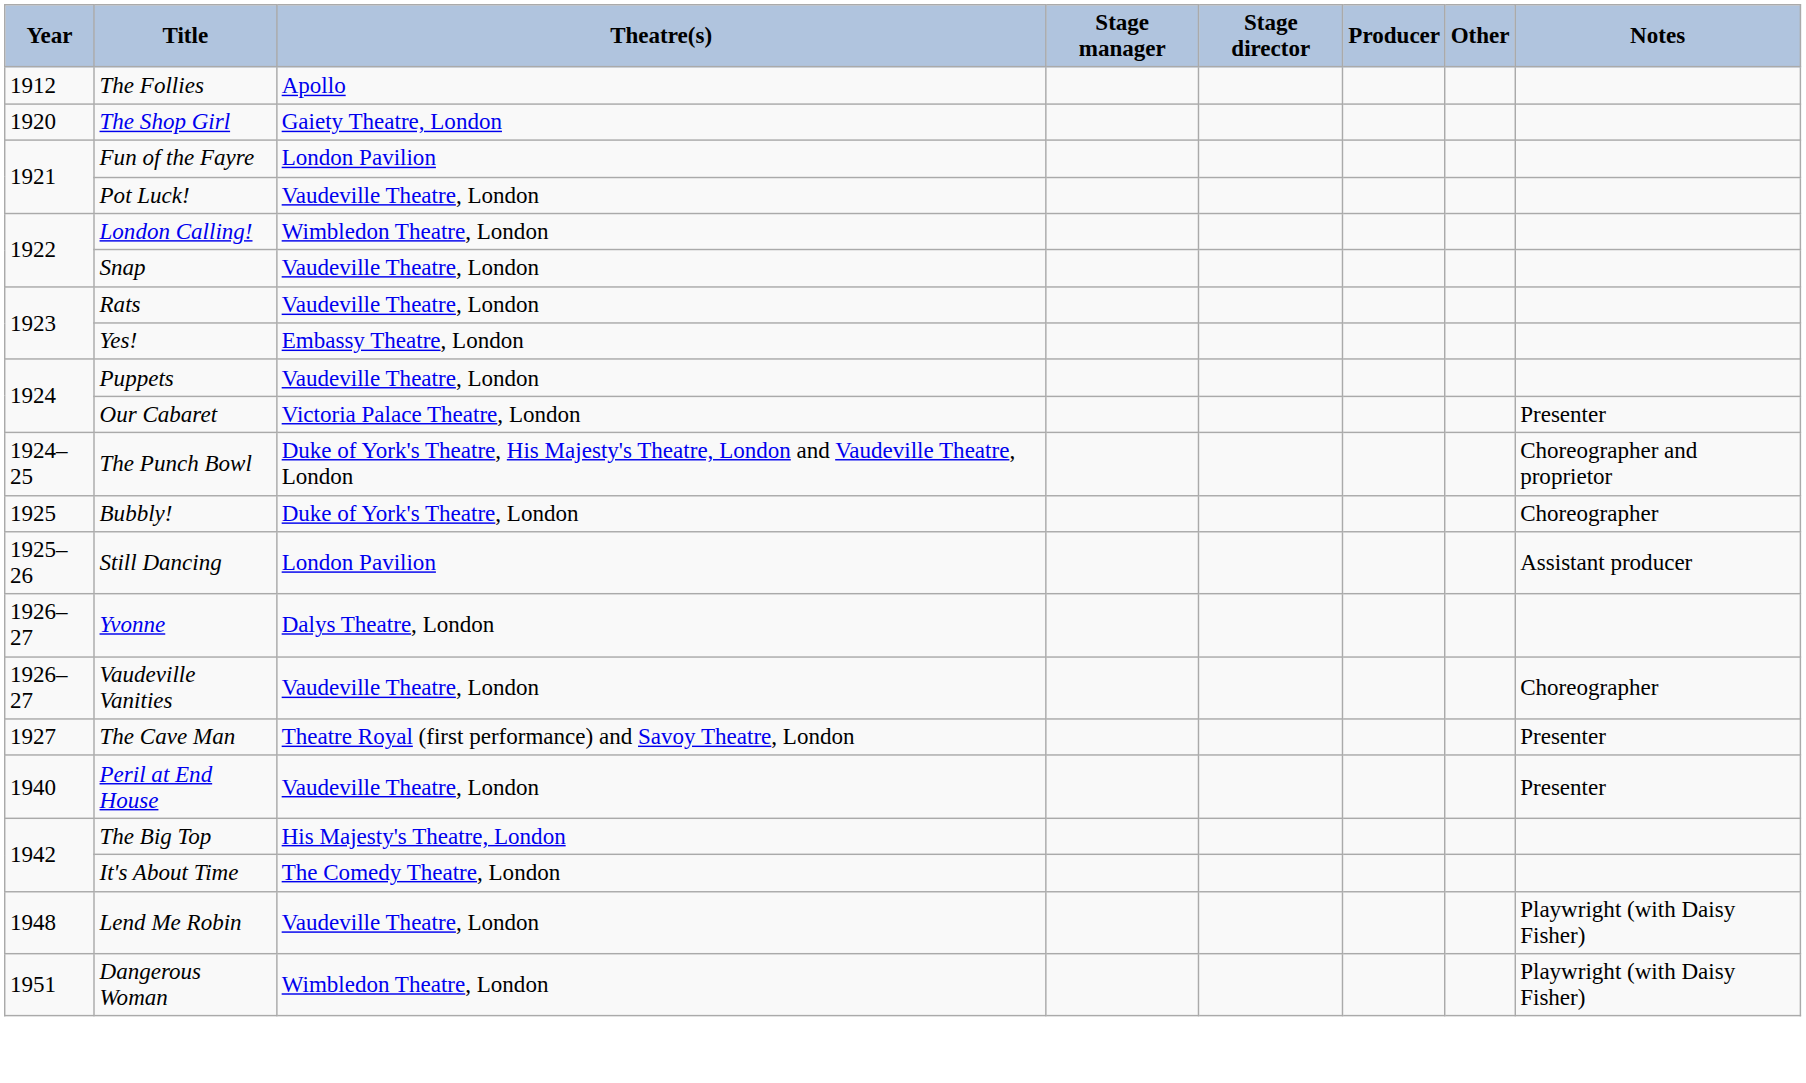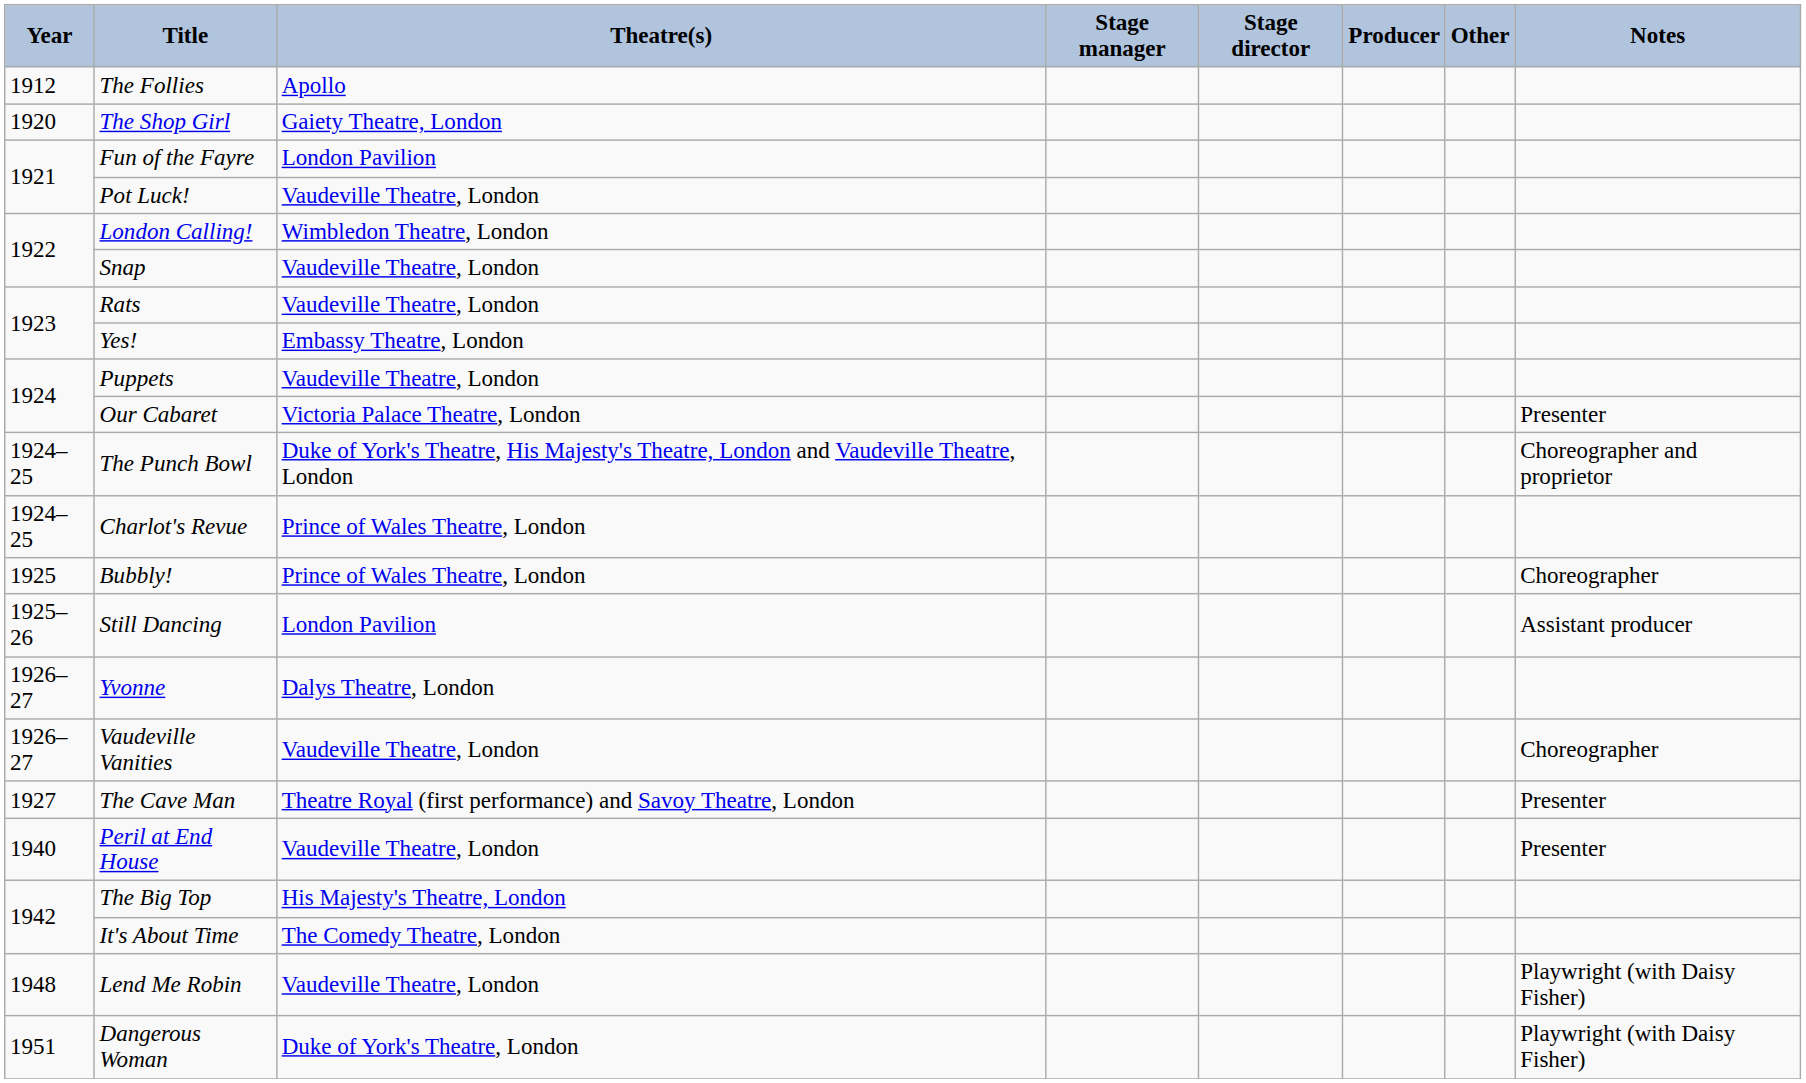+ row: (173, 526)
(430, 513) Duke of York's Theatre, London -> (434, 575) Prince of Wales Theatre, London
(415, 984) Wimbledon Theatre, London -> (430, 1046) Duke of York's Theatre, London
